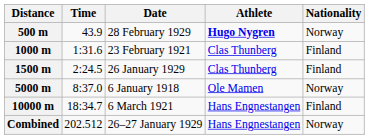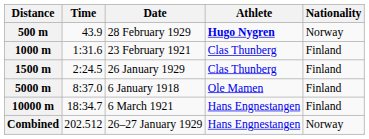(324, 87) Norway -> (323, 87) Finland
